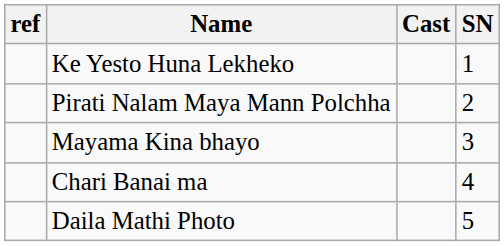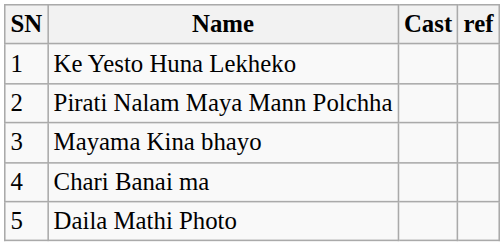columns swapped: (478, 24) <-> (25, 24)
